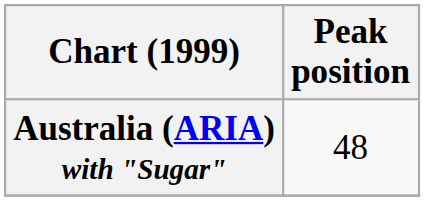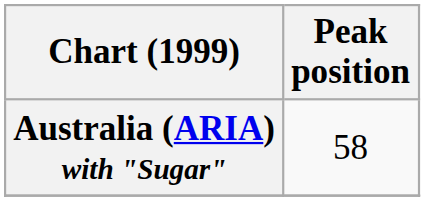(351, 146) 48 -> (351, 146) 58
